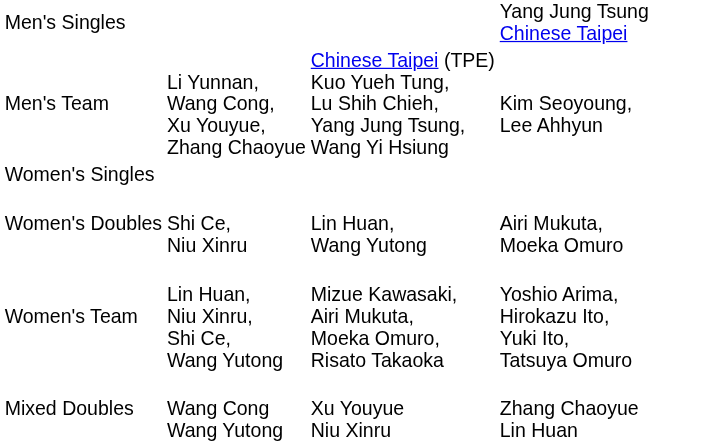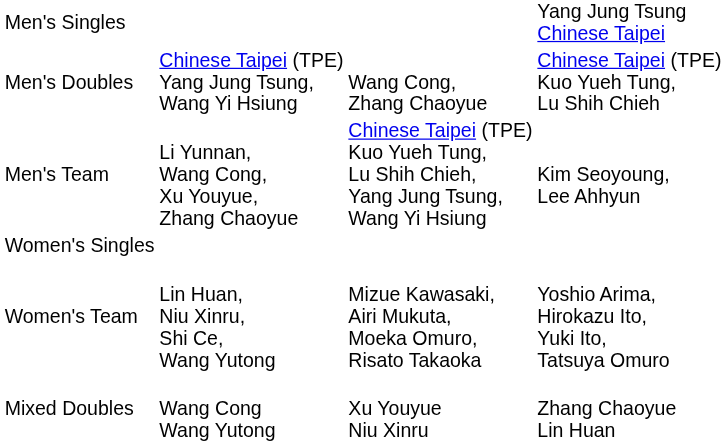+ row: (69, 82)
- row: (83, 223)
